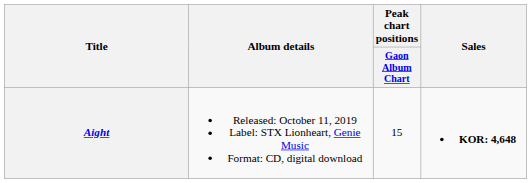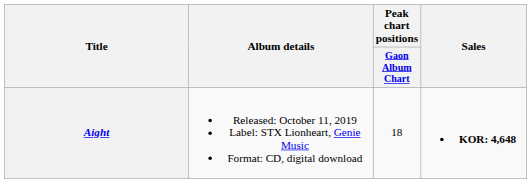(397, 133) 15 -> (397, 133) 18
